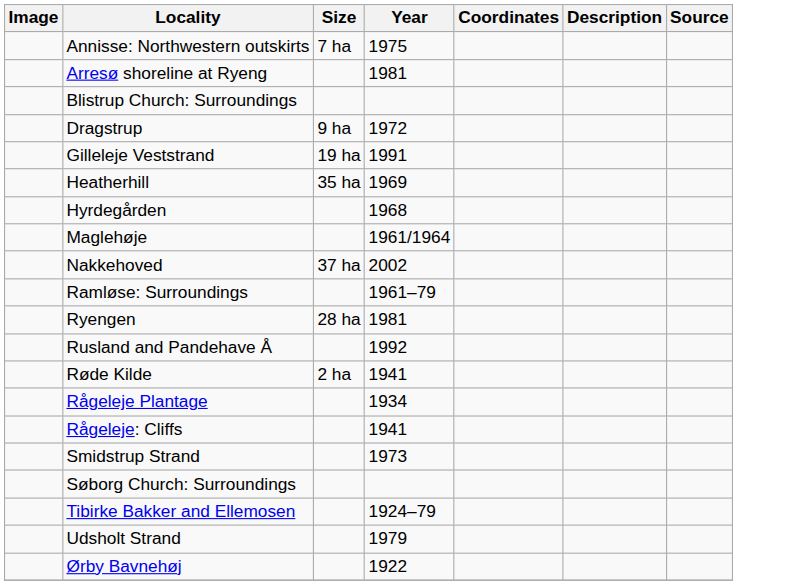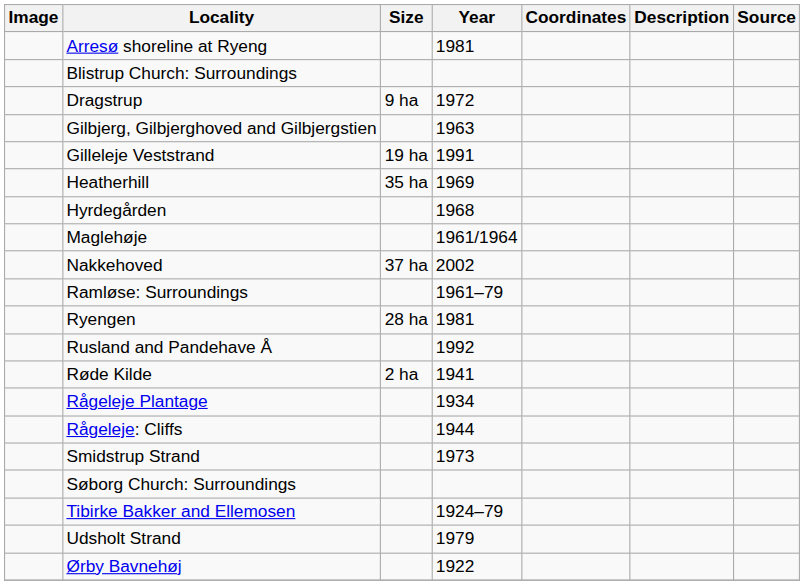- row: (188, 45)
+ row: (222, 127)
(388, 429) 1941 -> (455, 429) 1944
